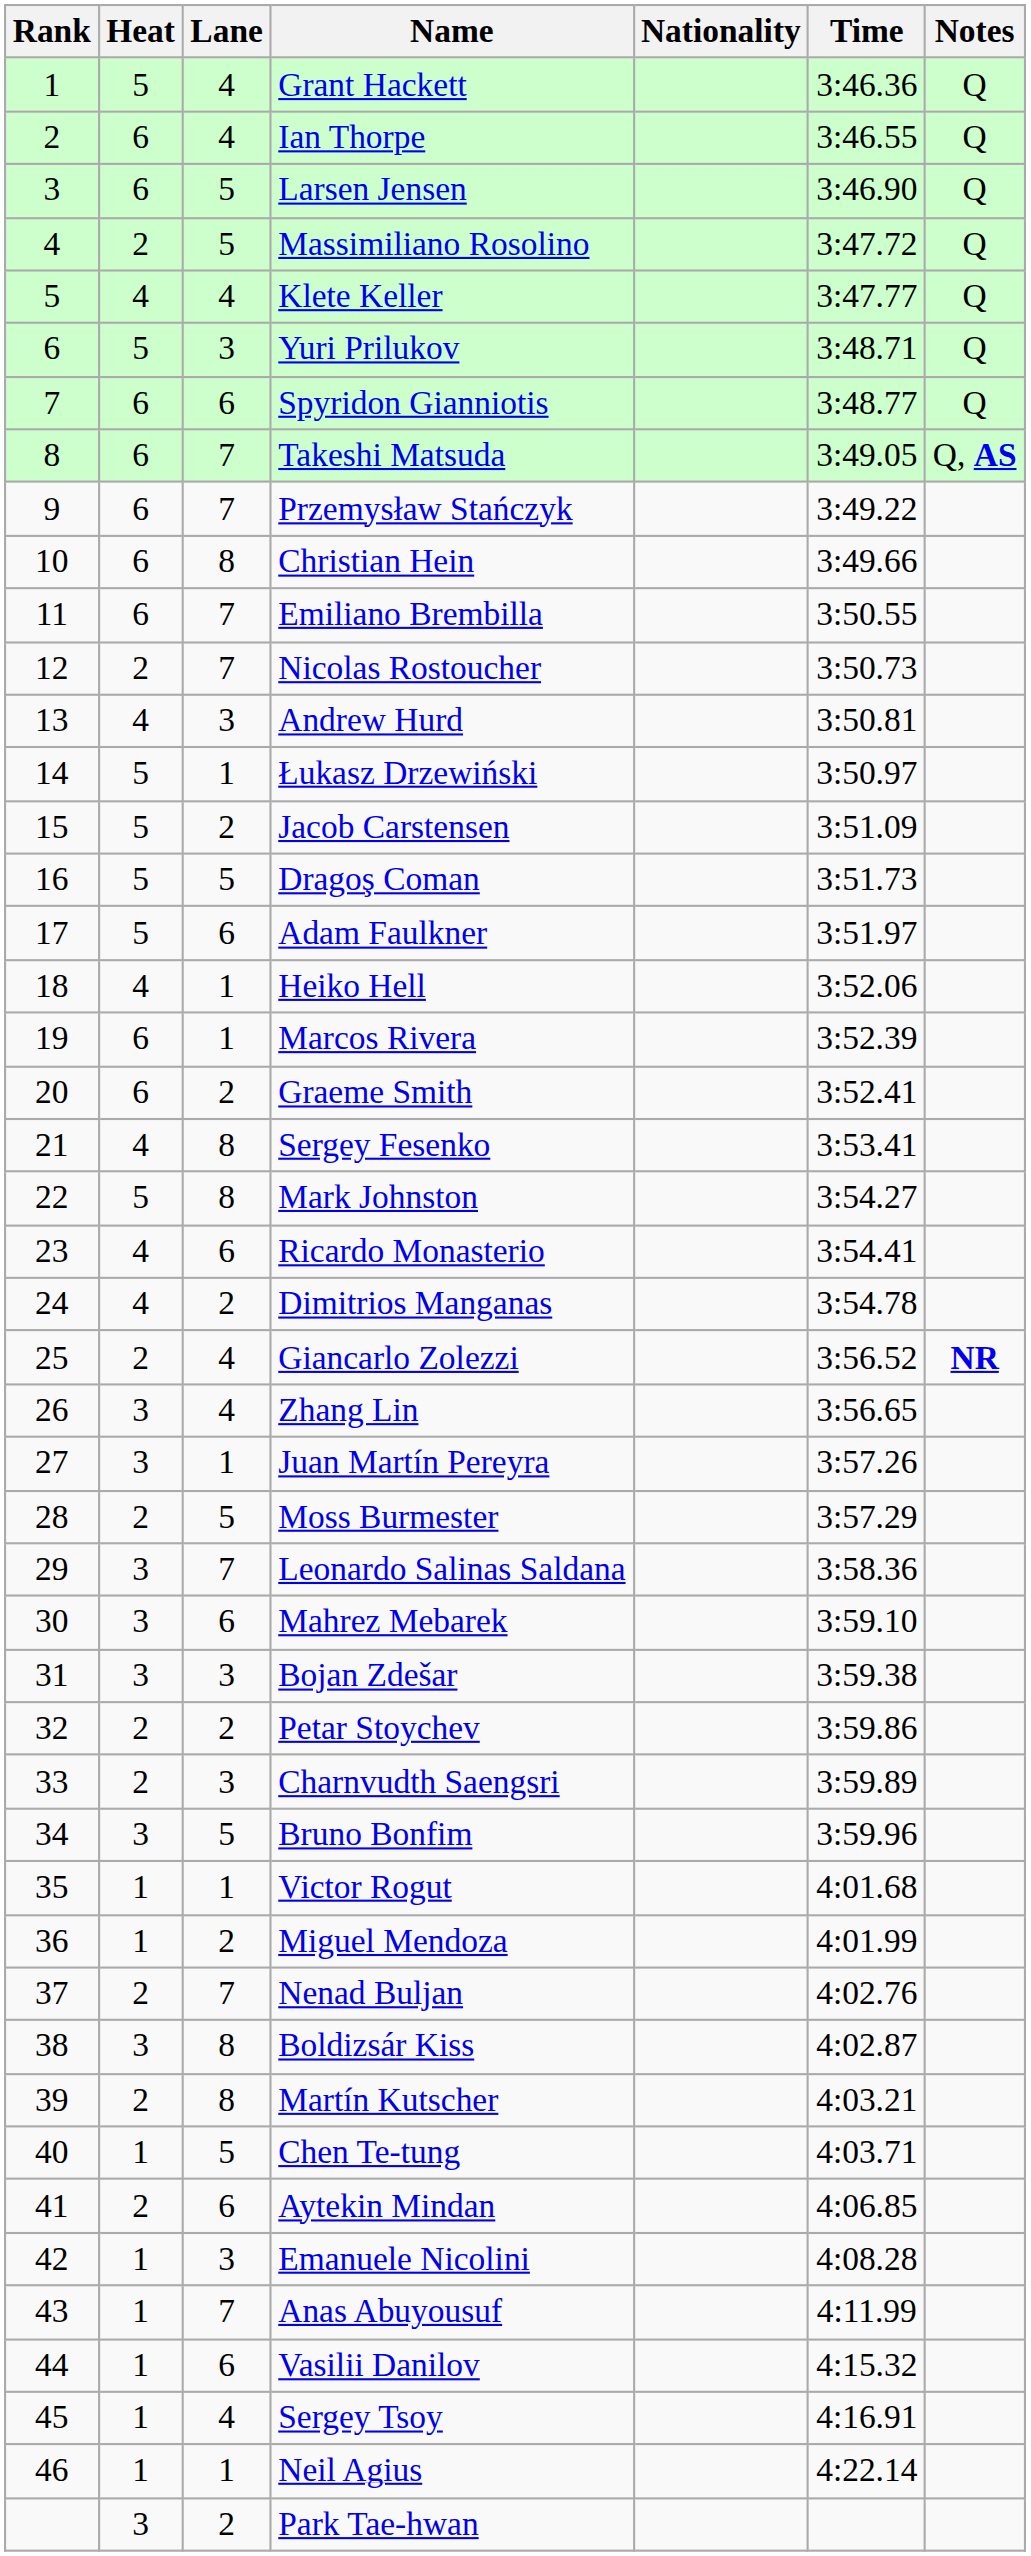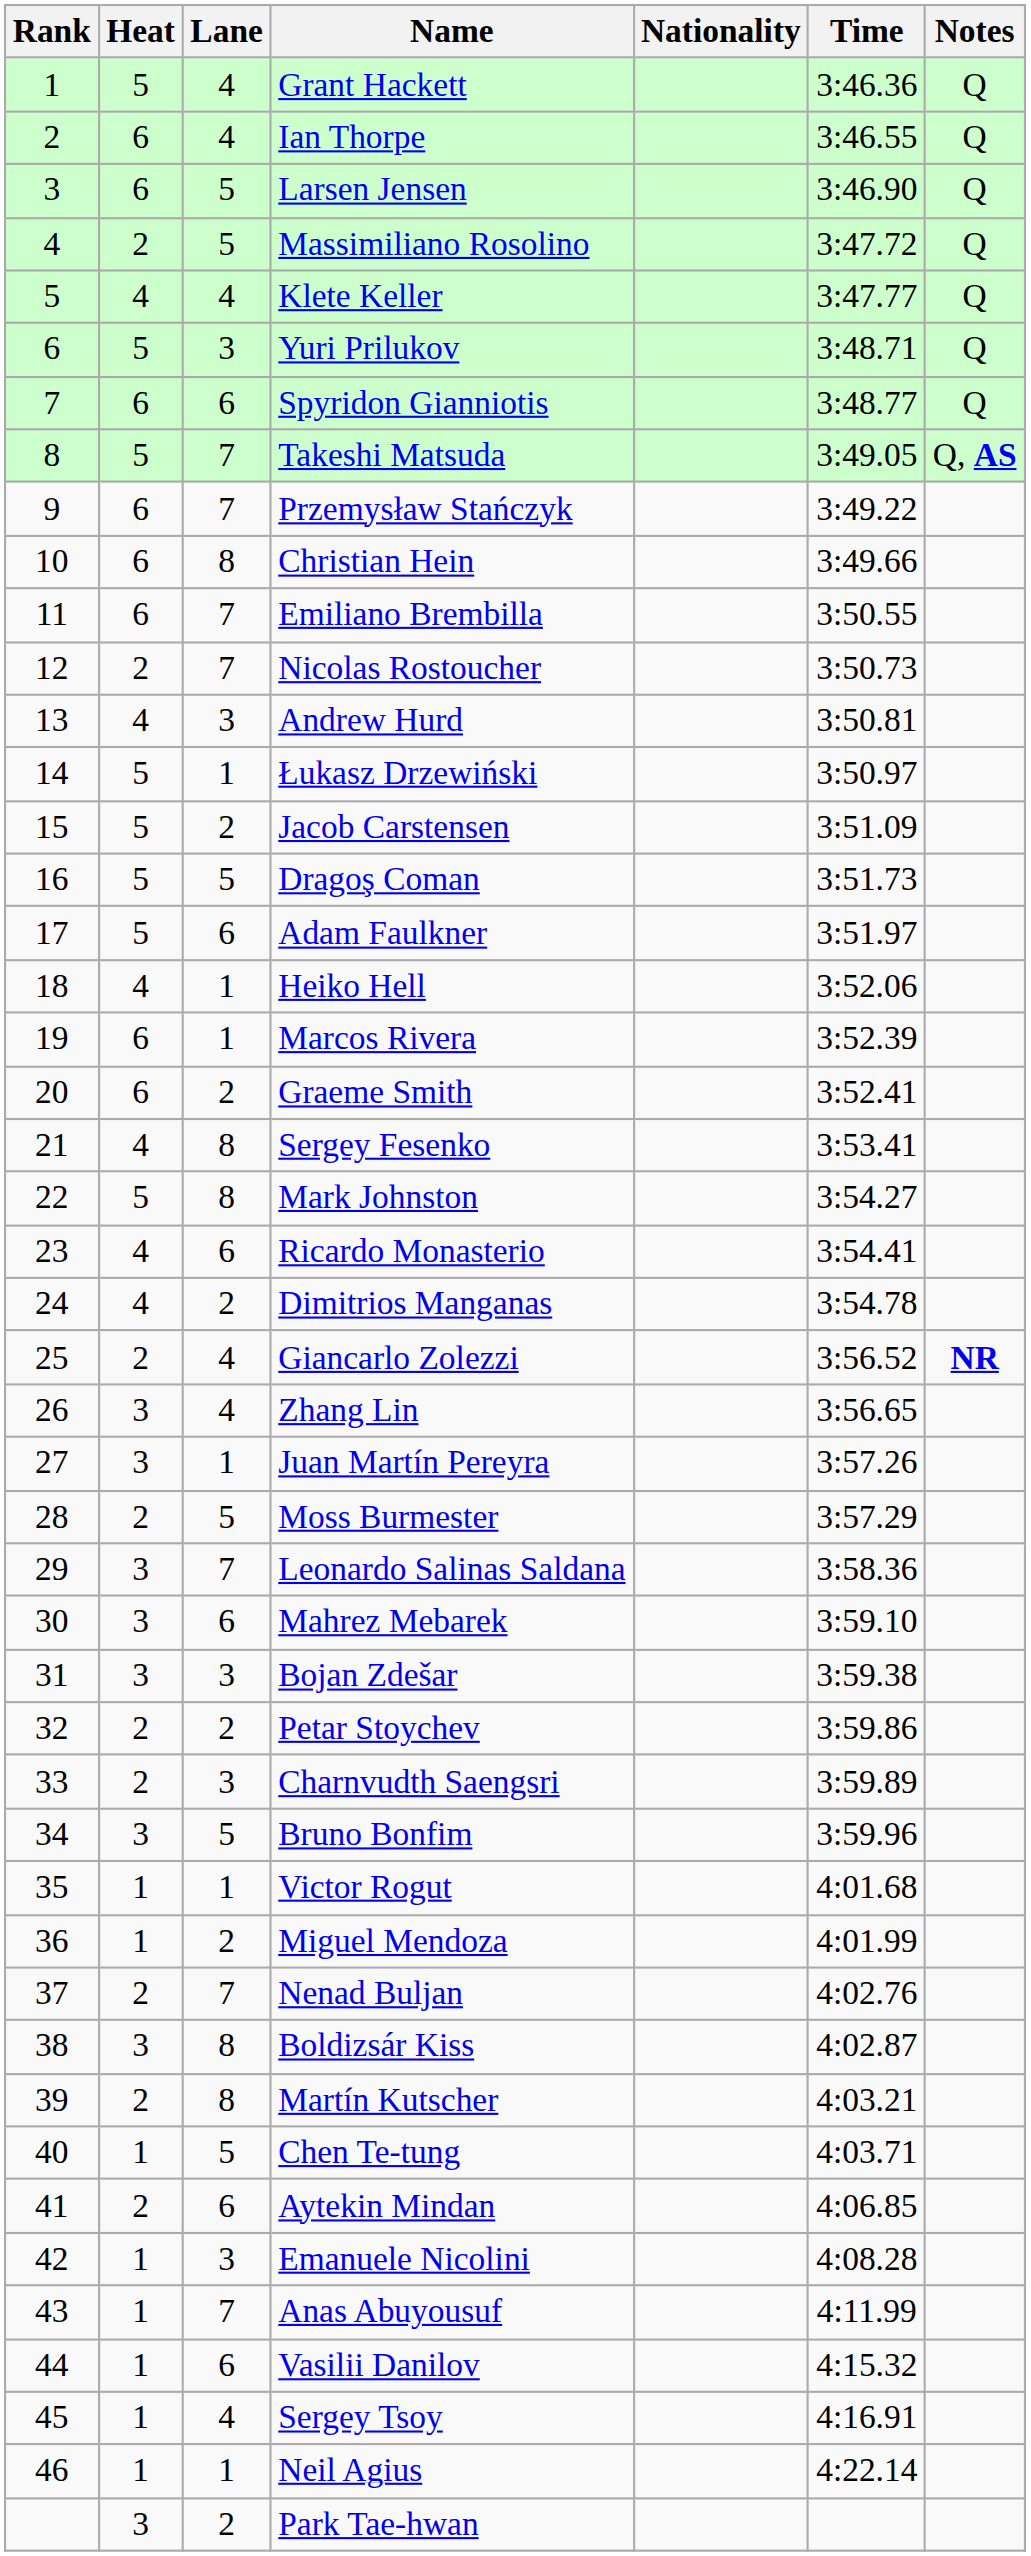(141, 455) 6 -> (141, 455) 5
